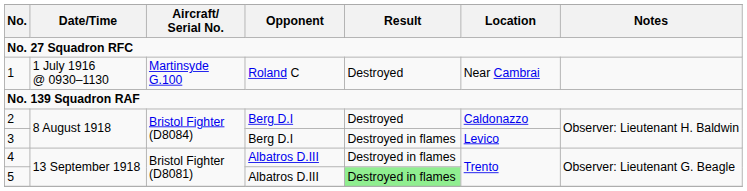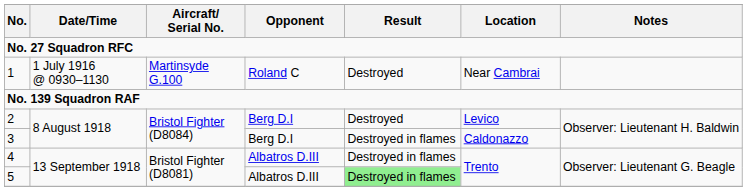(496, 119) Caldonazzo -> (481, 119) Levico
(481, 138) Levico -> (496, 138) Caldonazzo
